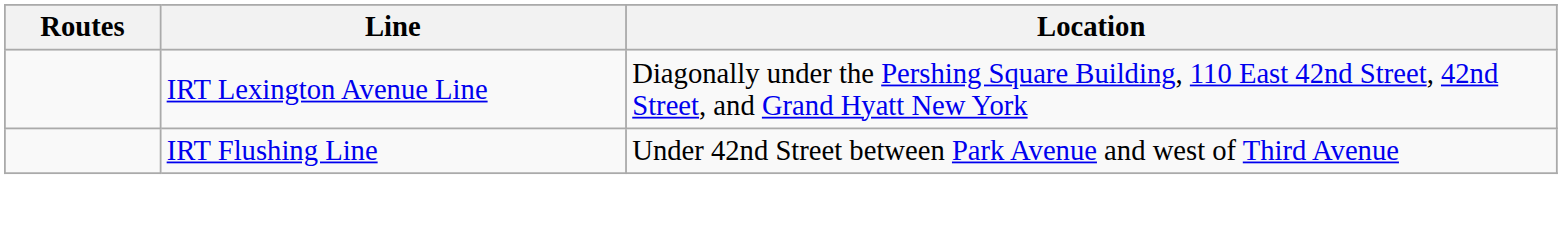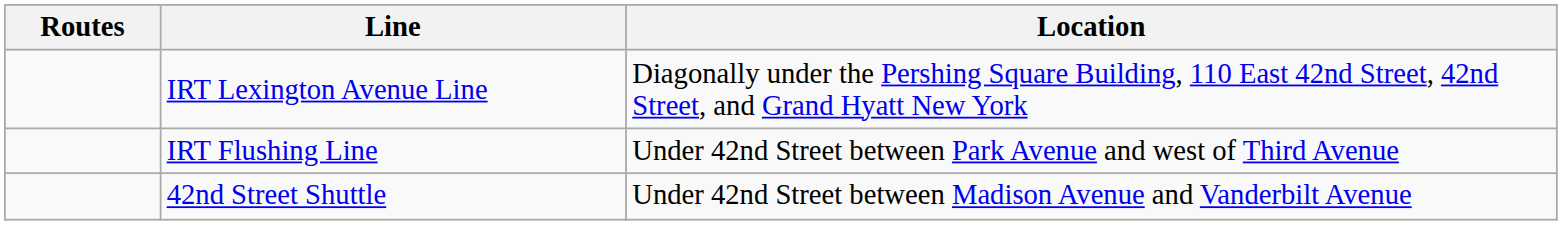+ row: (276, 195)
